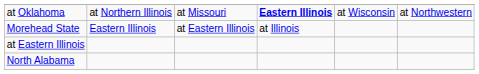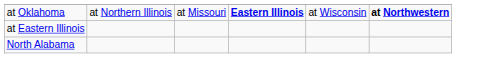(436, 12) normal -> (410, 12) bold
- row: (43, 28)
